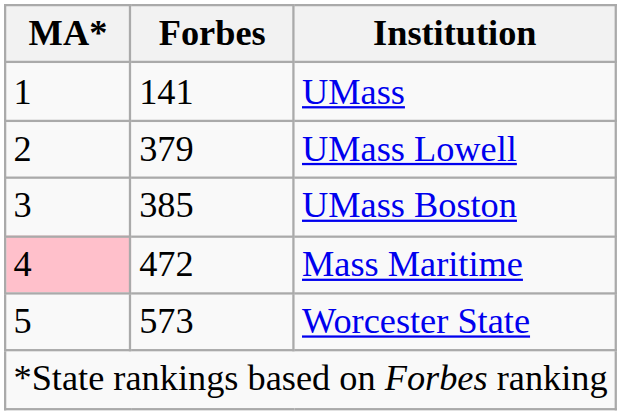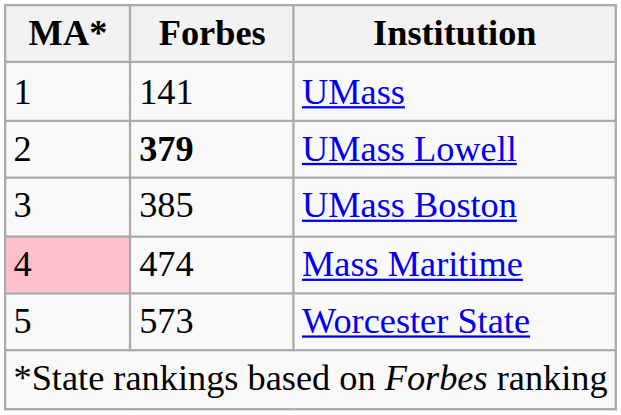(166, 148) normal -> (166, 148) bold
(166, 263) 472 -> (166, 263) 474
